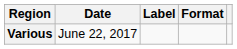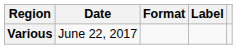columns swapped: (202, 14) <-> (159, 14)
